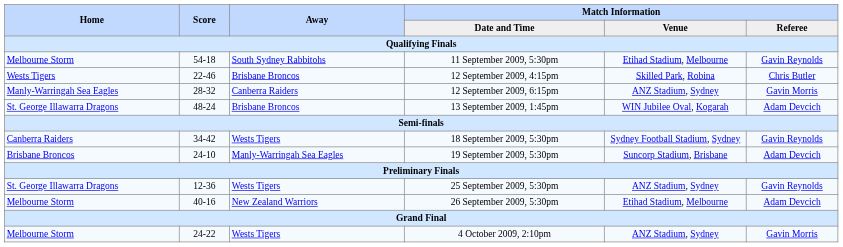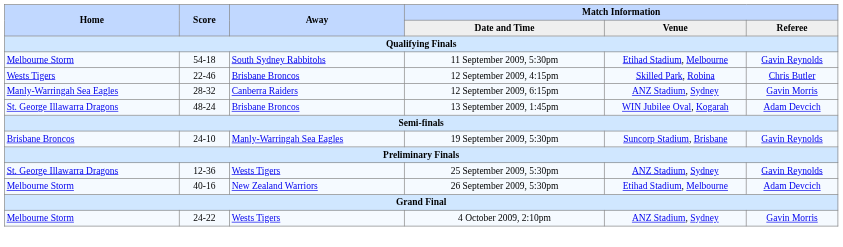- row: (504, 139)
(792, 154) Adam Devcich -> (792, 139) Gavin Reynolds
